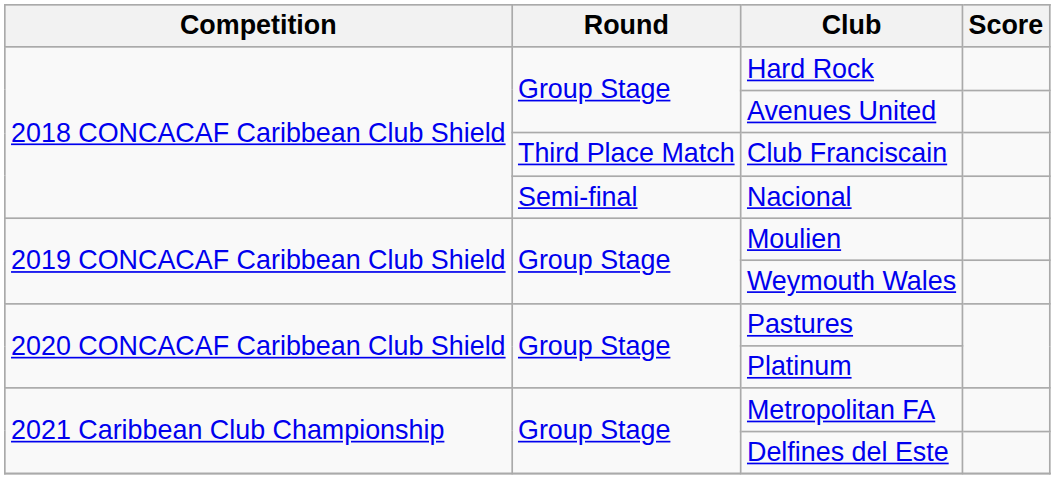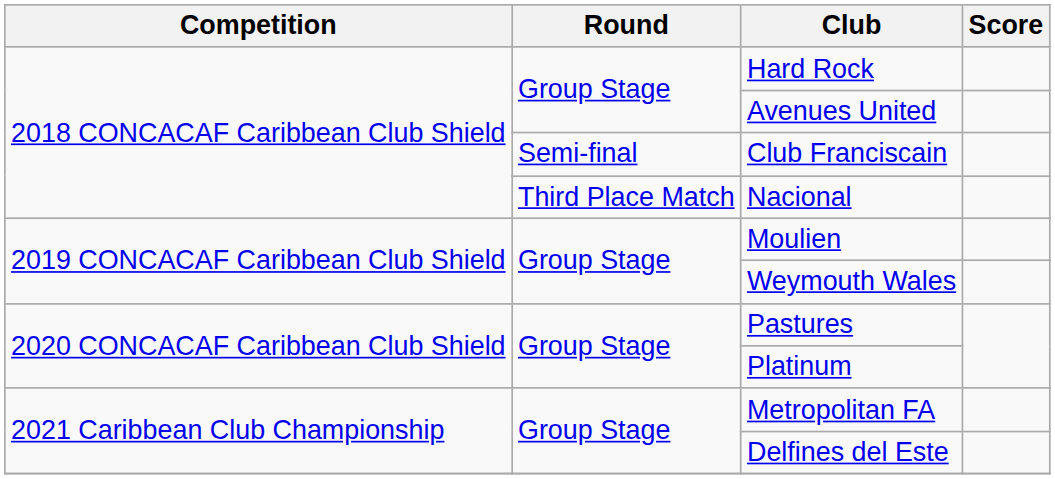(626, 153) Third Place Match -> (578, 153) Semi-final
(578, 196) Semi-final -> (626, 196) Third Place Match
